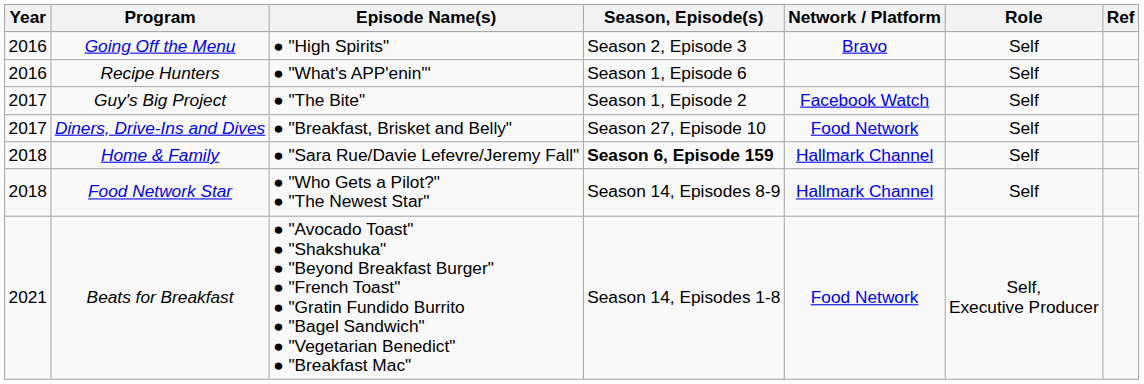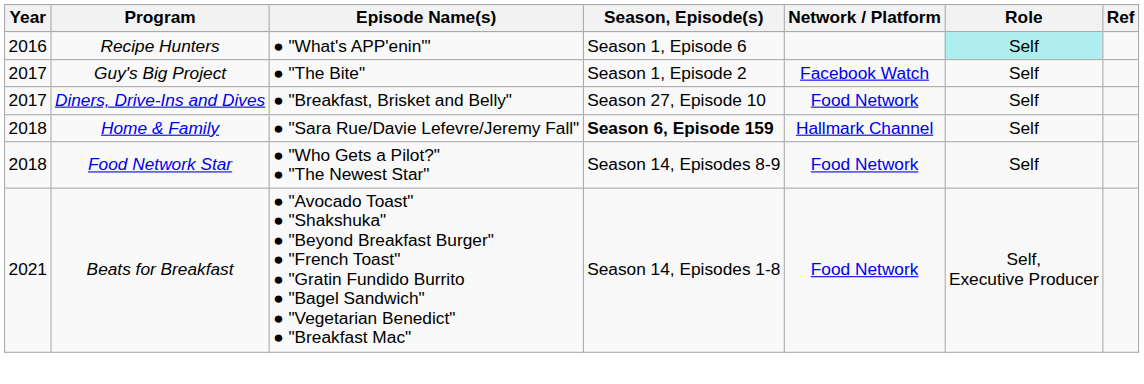- row: (160, 45)
(1024, 73) no background -> (1024, 45) paleturquoise background
(865, 192) Hallmark Channel -> (865, 164) Food Network
